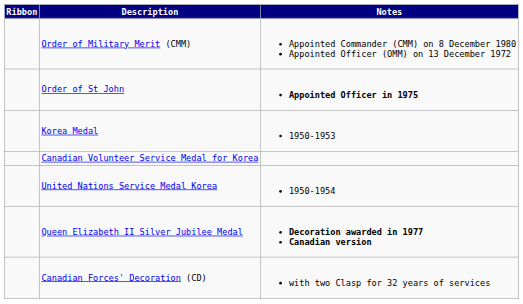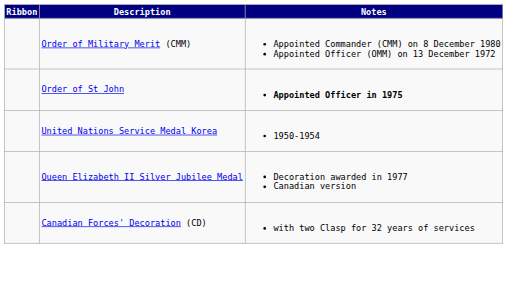- row: (70, 131)
- row: (150, 158)
(389, 237) bold -> (374, 182) normal
